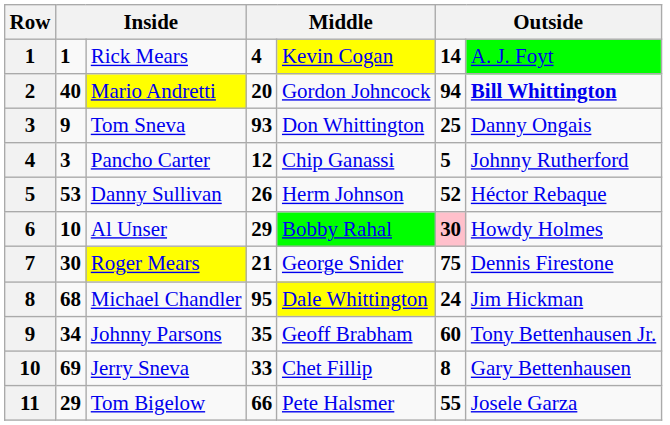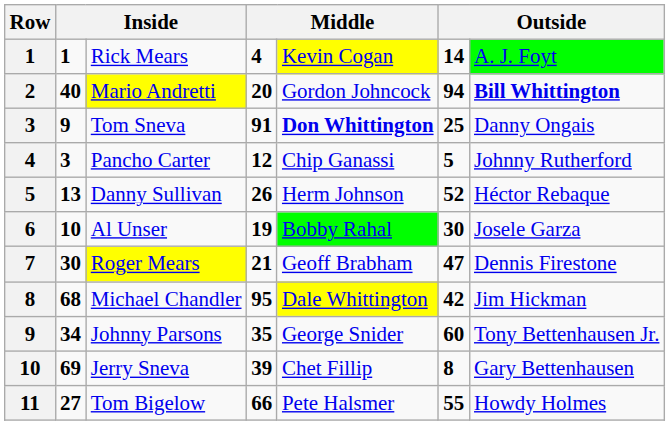(262, 125) 93 -> (262, 125) 91
(353, 125) normal -> (358, 125) bold
(71, 194) 53 -> (71, 194) 13
(262, 229) 29 -> (262, 229) 19
(451, 229) pink background -> (454, 229) no background
(537, 229) Howdy Holmes -> (527, 229) Josele Garza
(343, 264) George Snider -> (347, 264) Geoff Brabham
(451, 264) 75 -> (454, 264) 47
(451, 298) 24 -> (454, 298) 42
(347, 333) Geoff Brabham -> (343, 333) George Snider
(262, 367) 33 -> (262, 367) 39
(71, 402) 29 -> (71, 402) 27
(524, 402) Josele Garza -> (540, 402) Howdy Holmes
